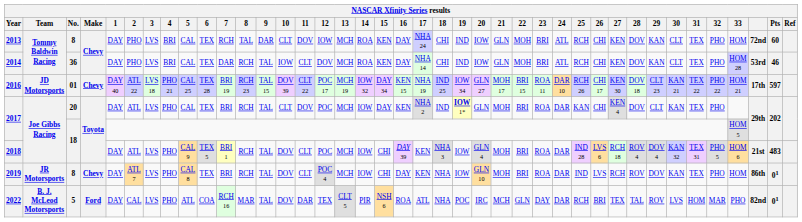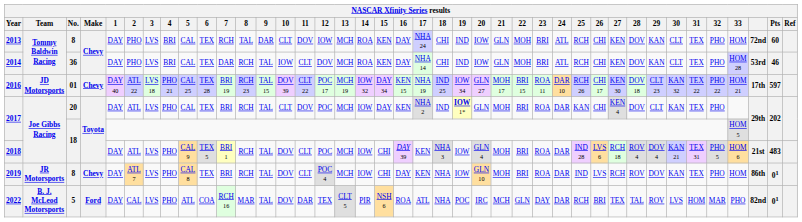(676, 85) KAN 21 -> (676, 85) KAN 32
(676, 151) KAN 32 -> (676, 151) KAN 21
